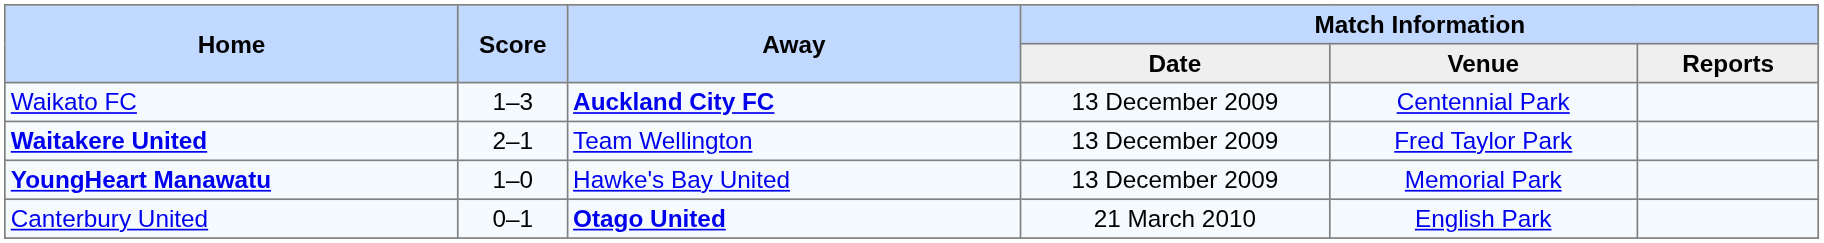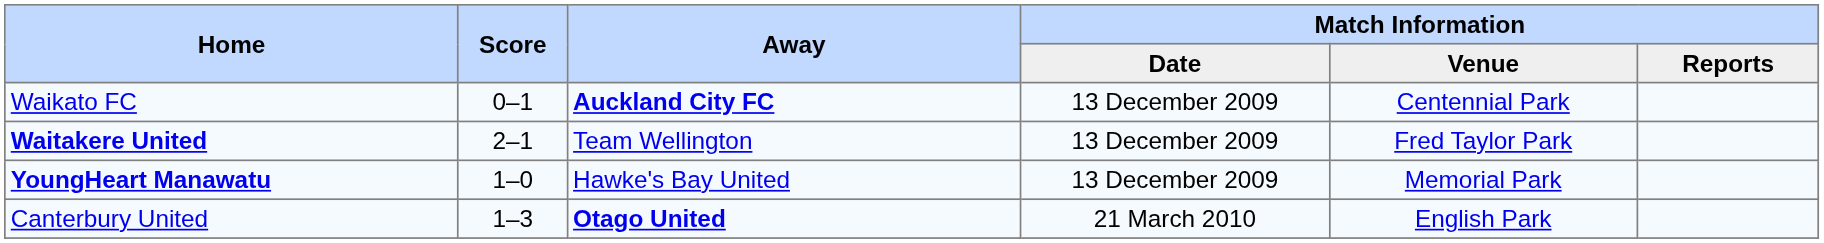(513, 102) 1–3 -> (513, 102) 0–1
(513, 219) 0–1 -> (513, 219) 1–3
